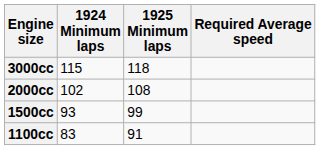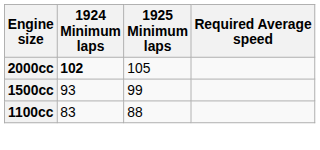- row: (31, 68)
(72, 90) normal -> (72, 68) bold
(139, 90) 108 -> (139, 68) 105
(135, 134) 91 -> (135, 112) 88
